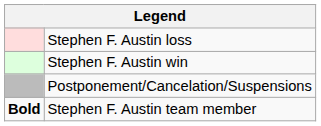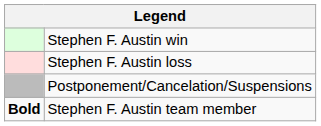rows swapped: (118, 63) <-> (120, 40)
